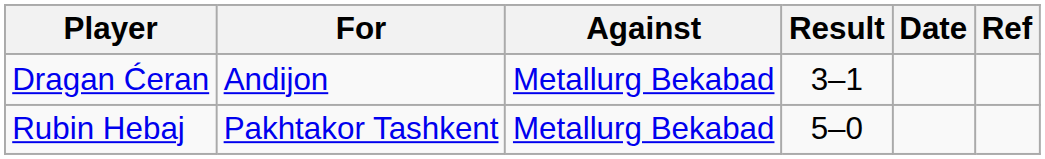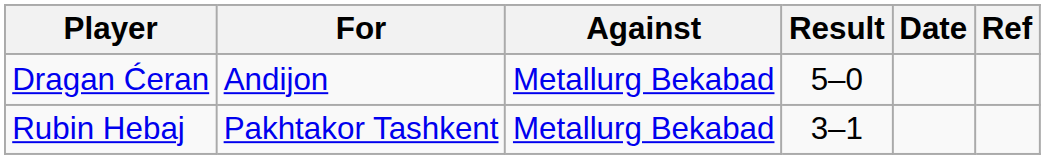(837, 79) 3–1 -> (837, 79) 5–0
(837, 128) 5–0 -> (837, 128) 3–1
